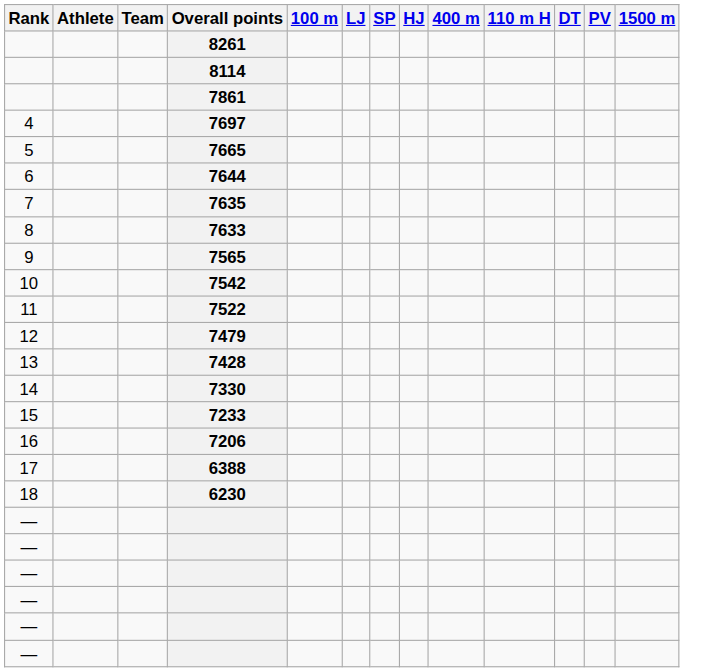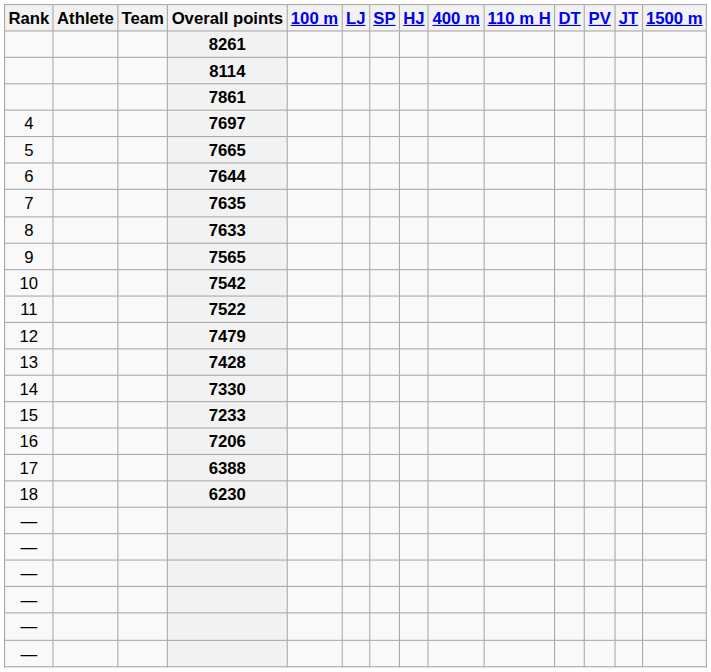+ column: (628, 18)
